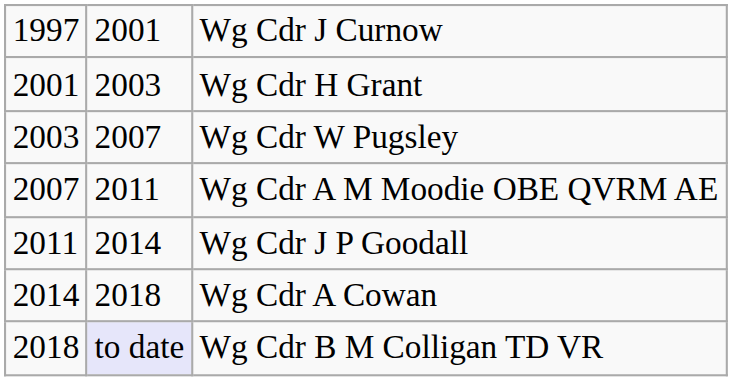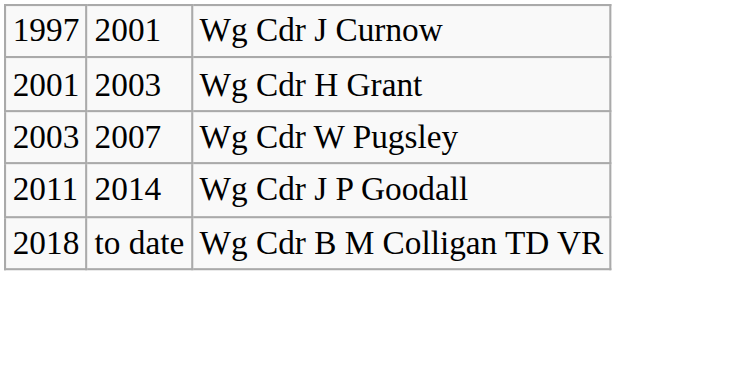- row: (459, 189)
- row: (318, 294)
(139, 347) lavender background -> (139, 242) no background
